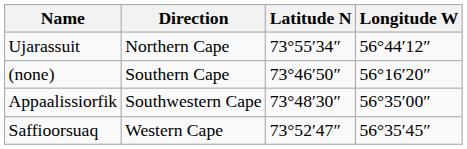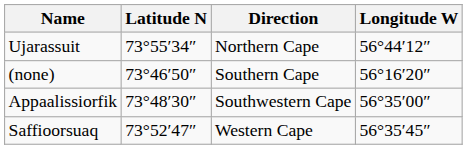columns swapped: (193, 18) <-> (311, 18)
